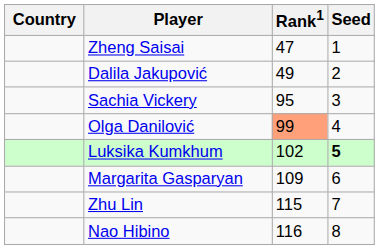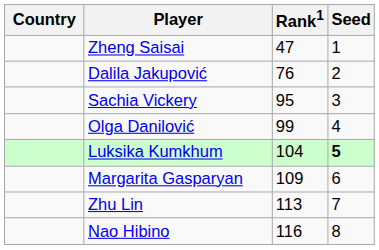(285, 74) 49 -> (285, 74) 76
(285, 126) lightsalmon background -> (285, 126) no background
(290, 152) 102 -> (290, 152) 104
(289, 204) 115 -> (289, 204) 113
